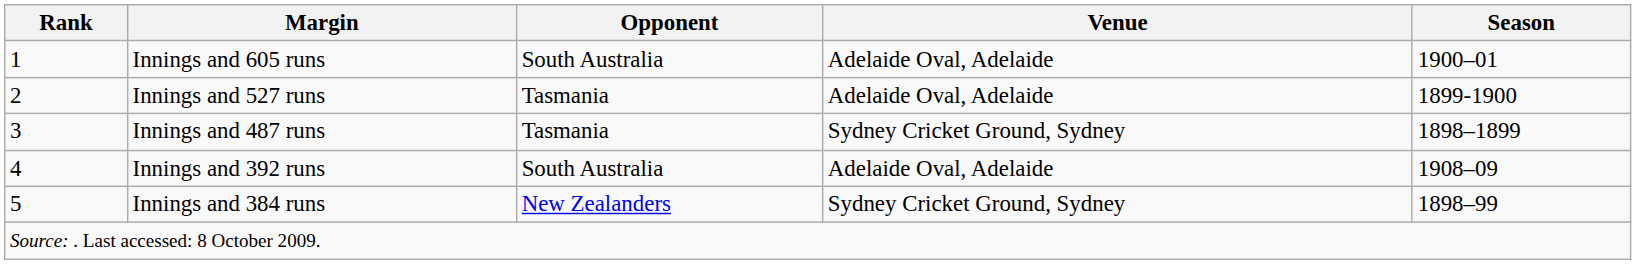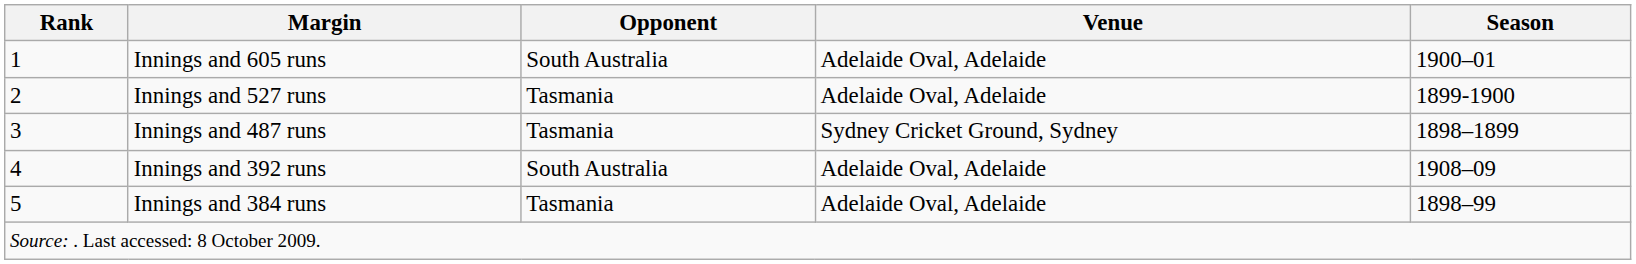(596, 204) New Zealanders -> (570, 204) Tasmania
(977, 204) Sydney Cricket Ground, Sydney -> (933, 204) Adelaide Oval, Adelaide
